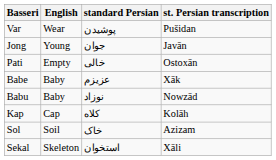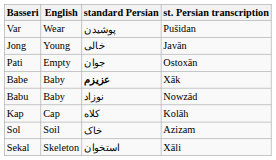(95, 46) جوان -> (94, 46) خالی
(94, 63) خالی -> (95, 63) جوان
(97, 80) normal -> (97, 80) bold
